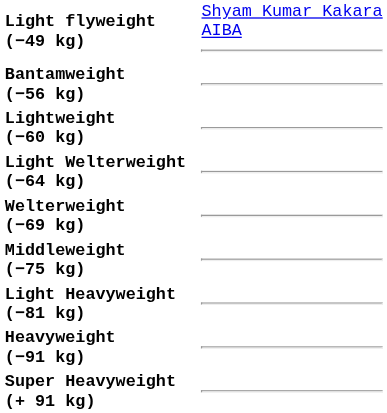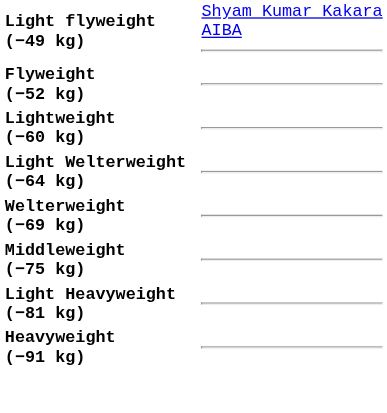+ row: (50, 84)
- row: (65, 84)
- row: (90, 391)
